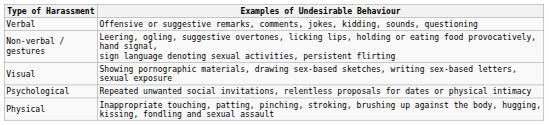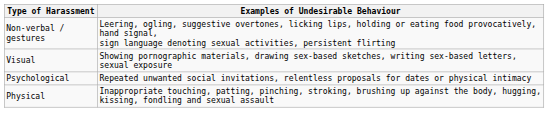- row: (21, 24)
